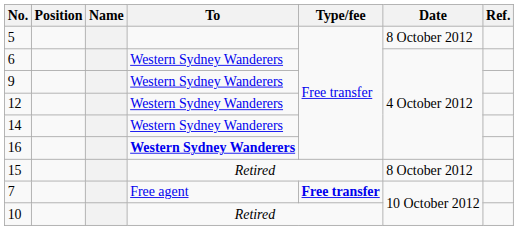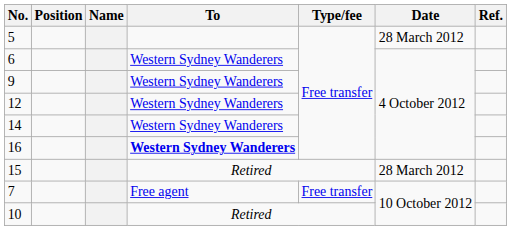(429, 37) 8 October 2012 -> (421, 37) 28 March 2012
(429, 170) 8 October 2012 -> (421, 170) 28 March 2012
(341, 192) bold -> (337, 192) normal
